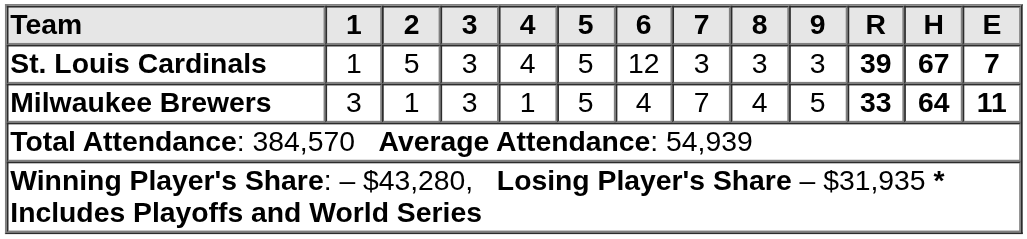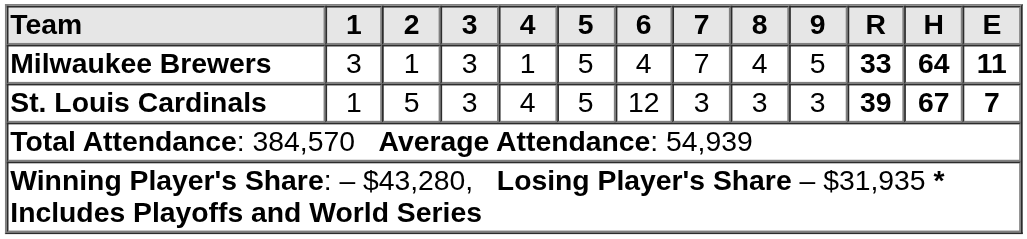rows swapped: (139, 63) <-> (141, 102)
